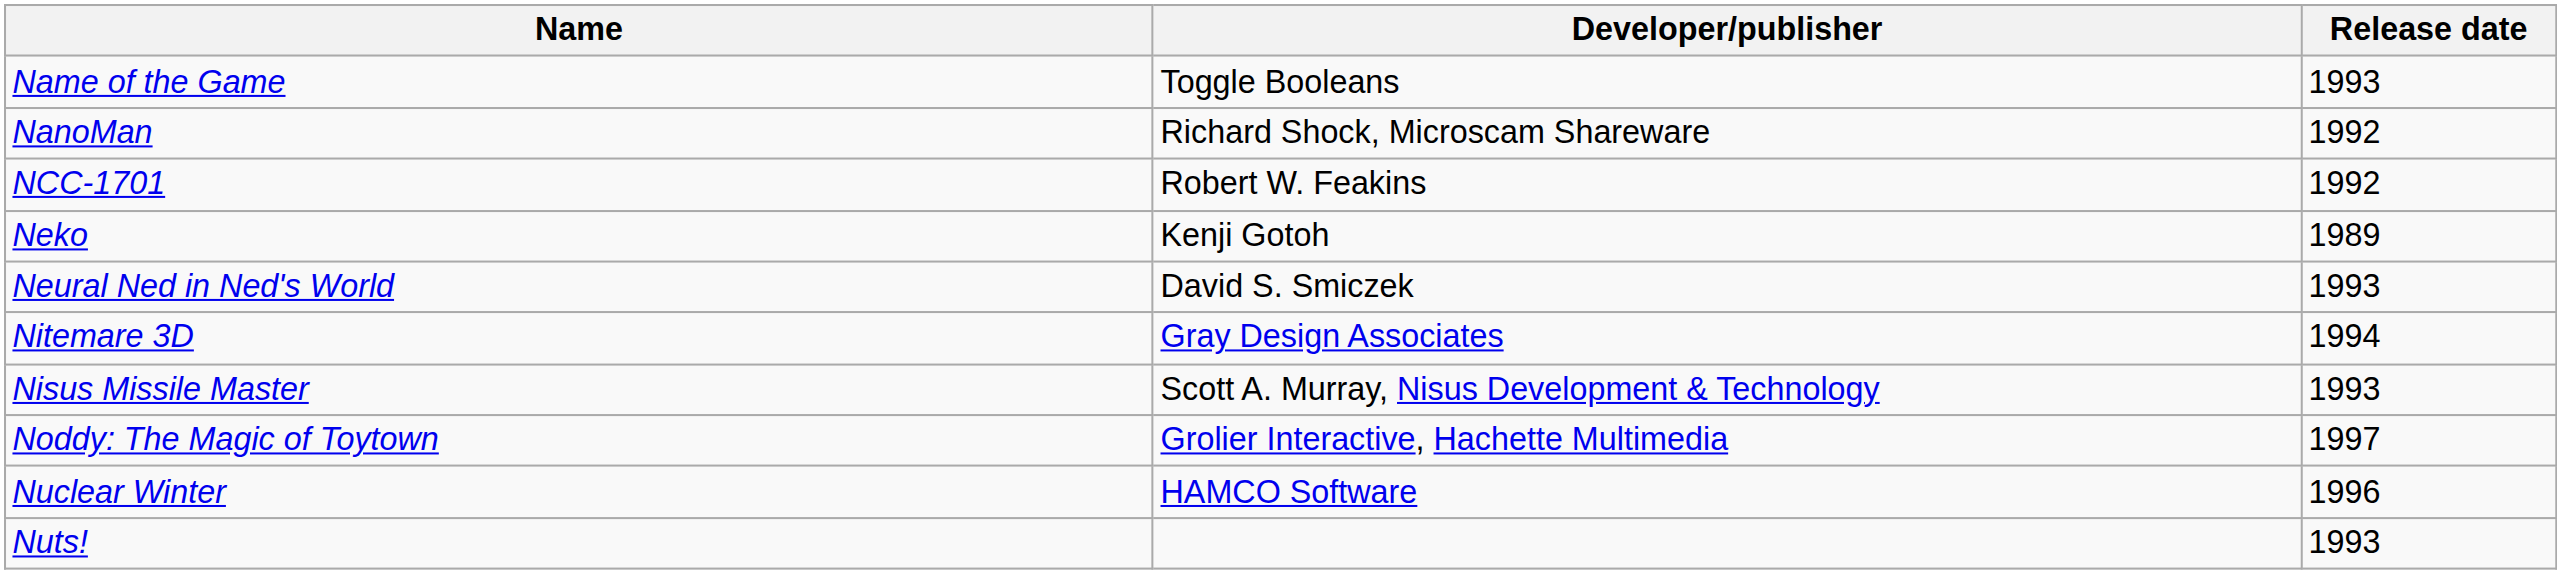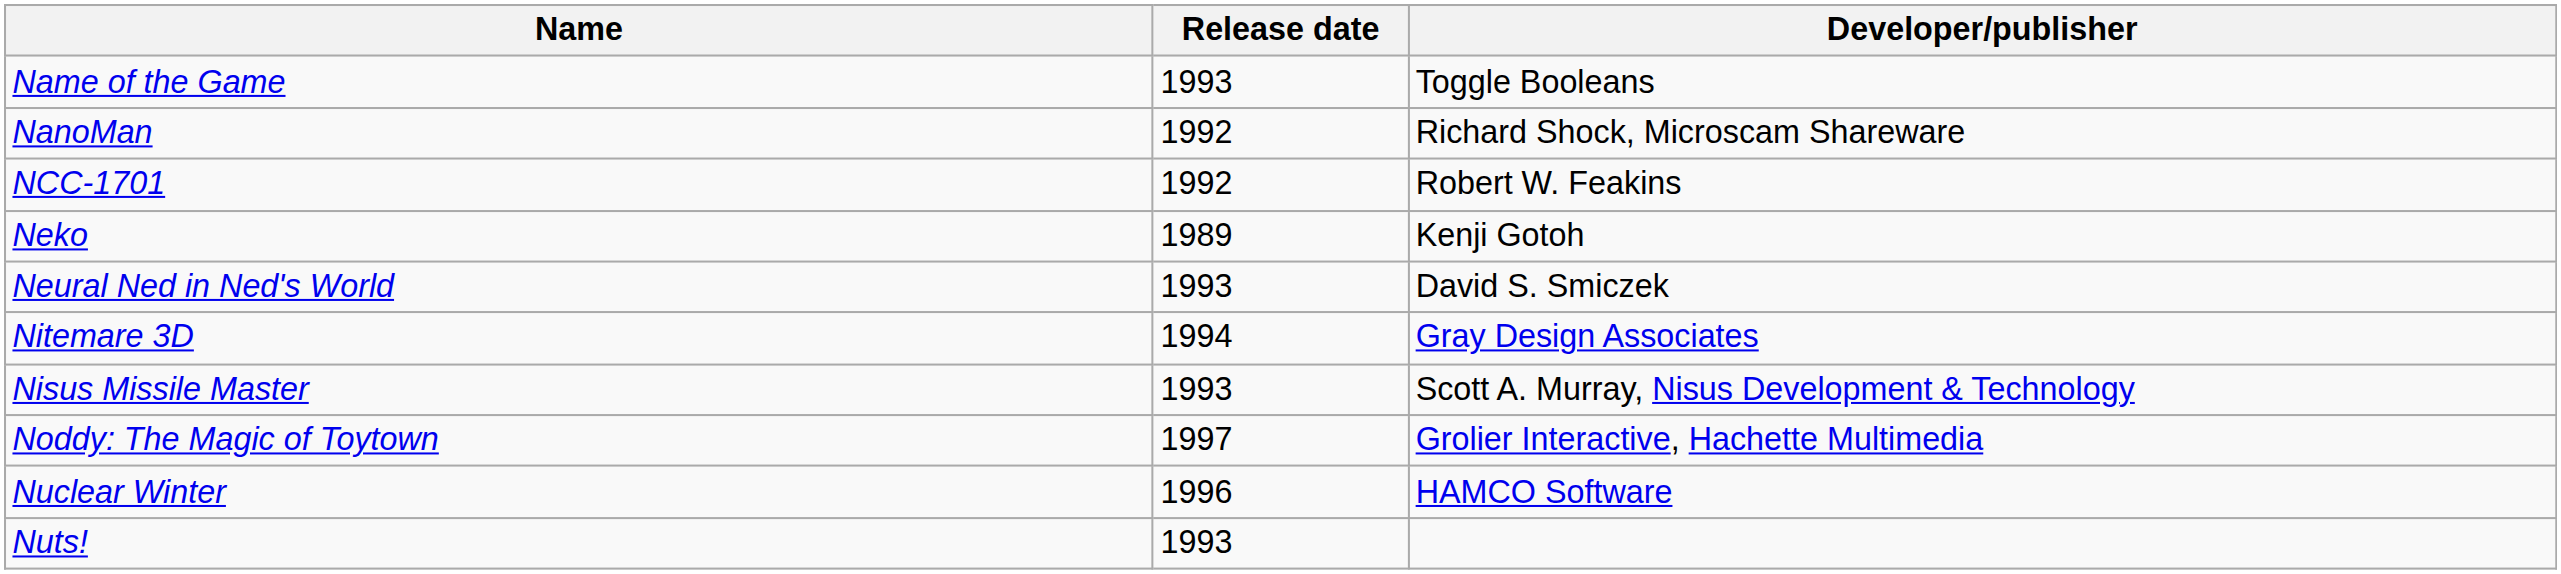columns swapped: (2429, 30) <-> (1727, 30)
